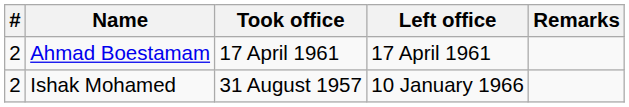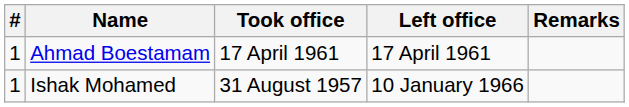(15, 53) 2 -> (15, 53) 1
(15, 85) 2 -> (15, 85) 1
